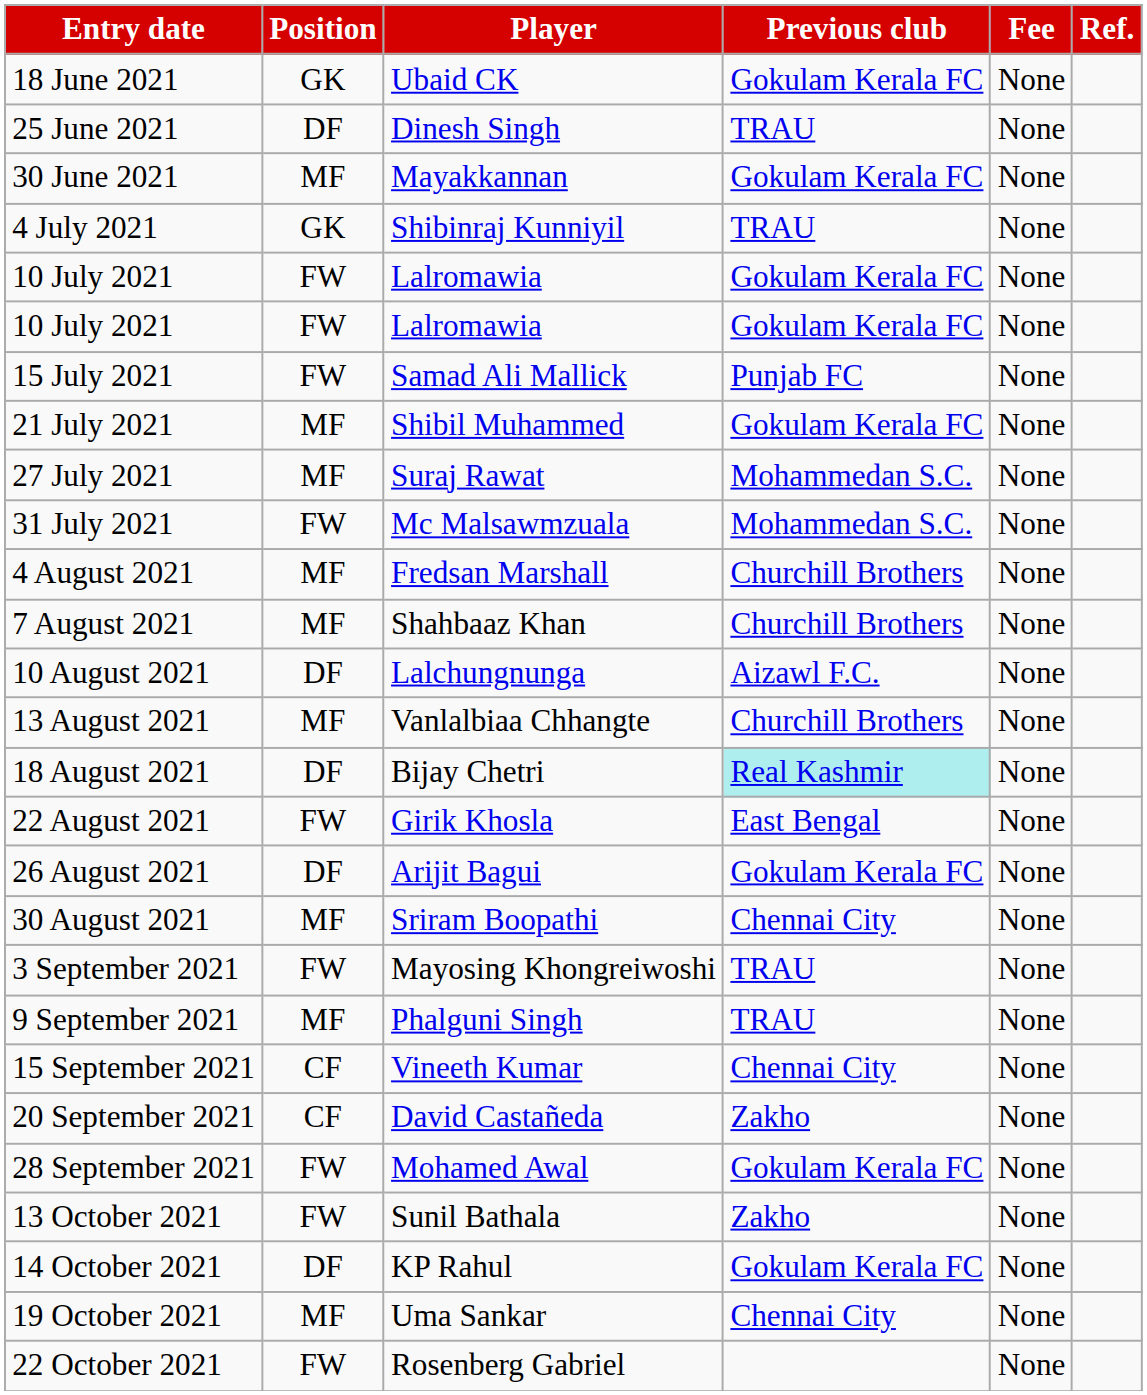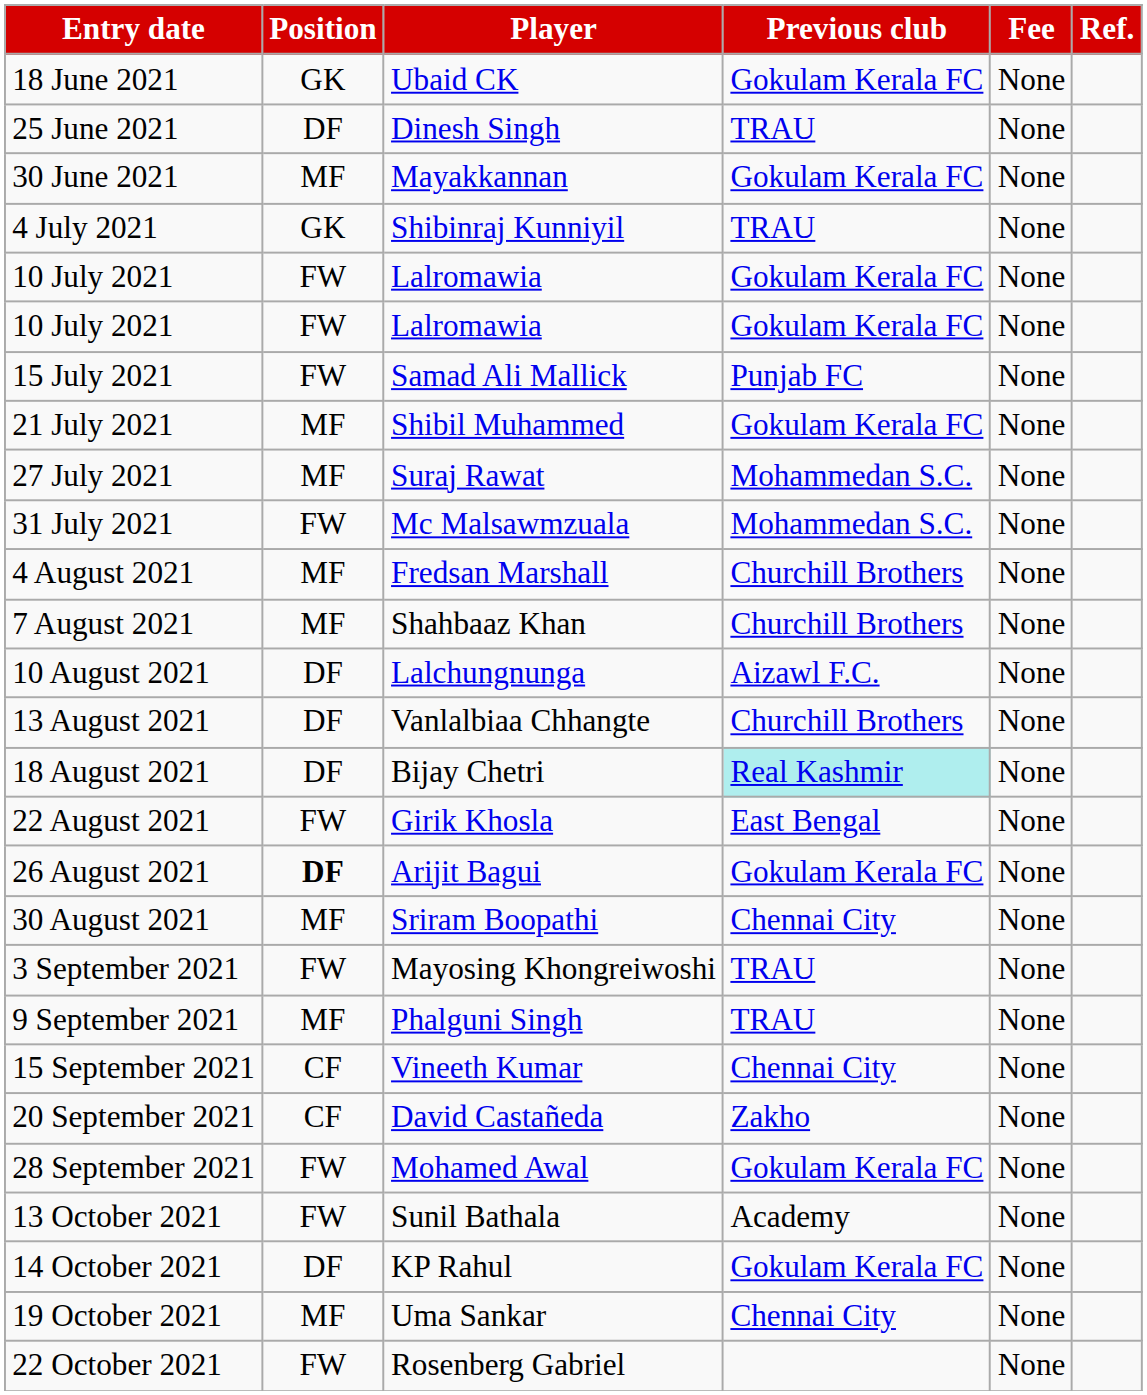(323, 721) MF -> (323, 721) DF
(323, 870) normal -> (323, 870) bold
(770, 1216) Zakho -> (790, 1216) Academy
